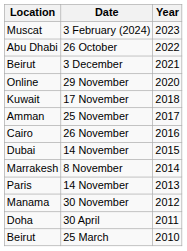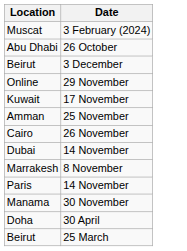- column: (167, 13)
